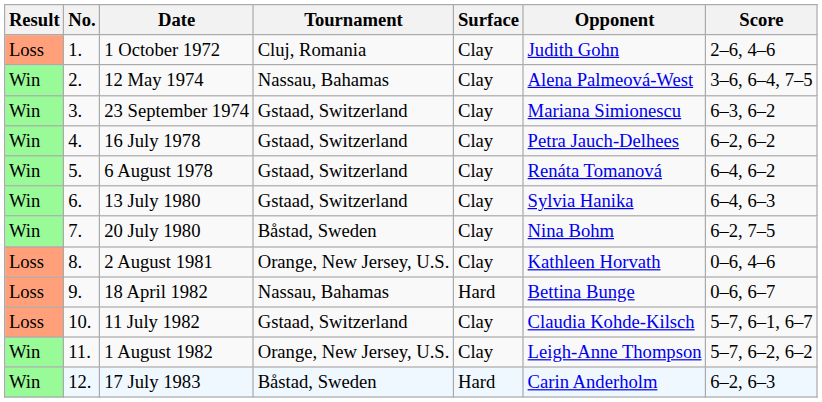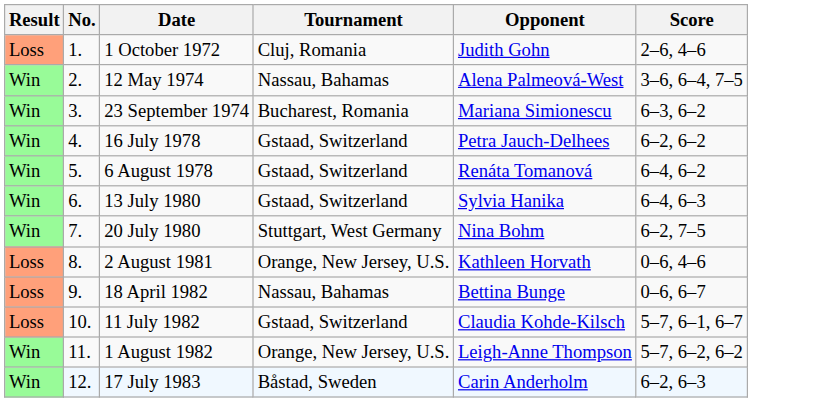- column: (488, 19)
(333, 109) Gstaad, Switzerland -> (333, 109) Bucharest, Romania
(317, 230) Båstad, Sweden -> (350, 230) Stuttgart, West Germany
